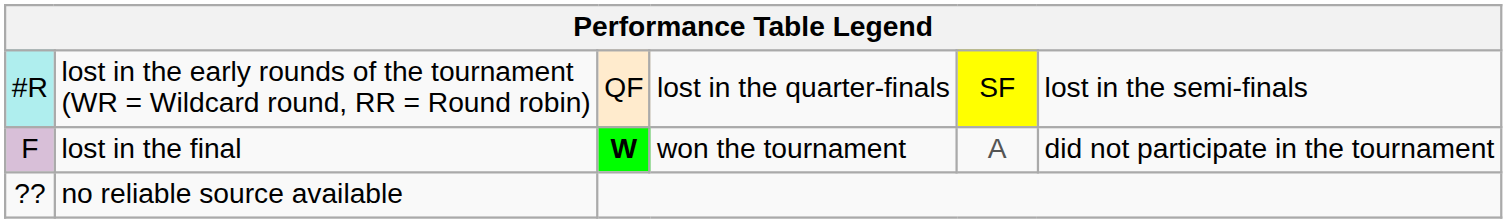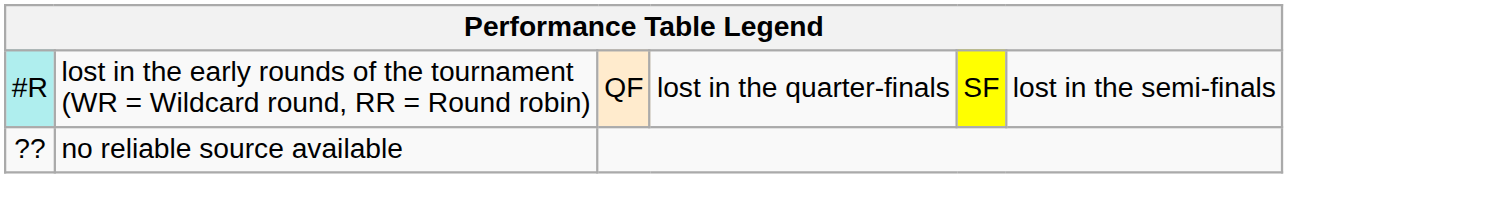- row: (152, 150)
